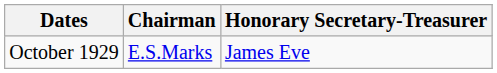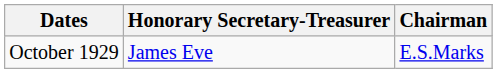columns swapped: (172, 20) <-> (356, 20)
